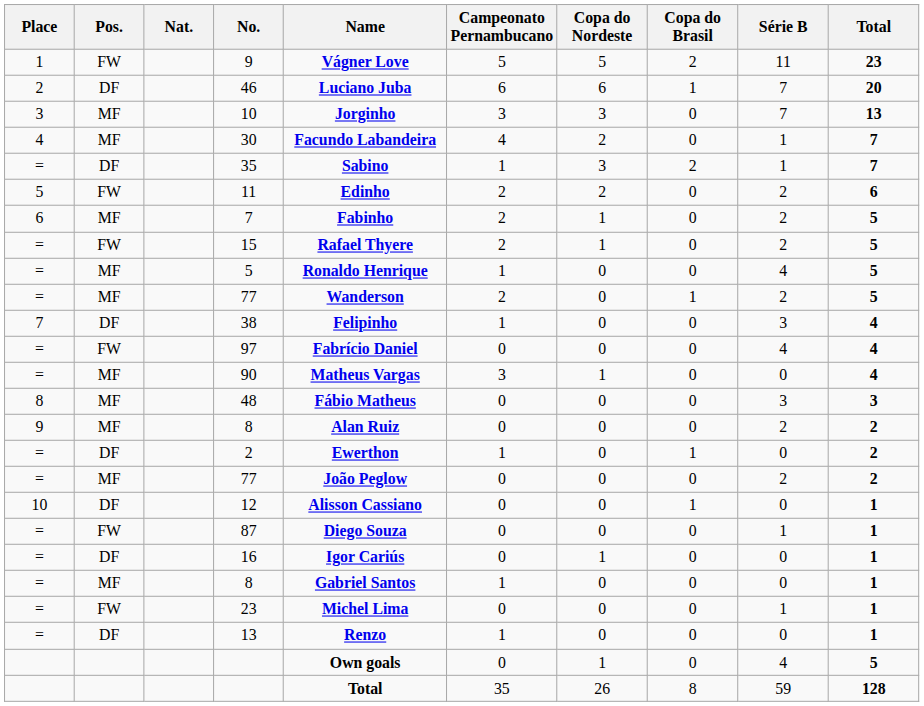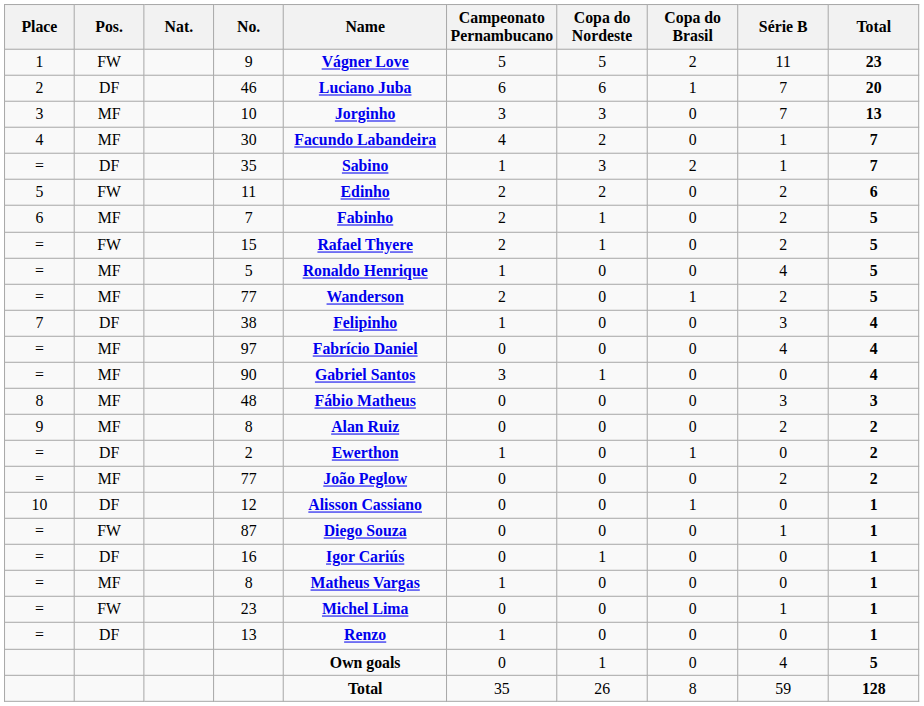(109, 349) FW -> (109, 349) MF
(365, 375) Matheus Vargas -> (365, 375) Gabriel Santos
(365, 583) Gabriel Santos -> (365, 583) Matheus Vargas
